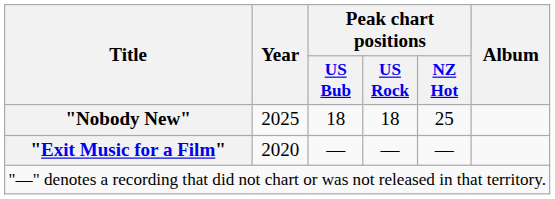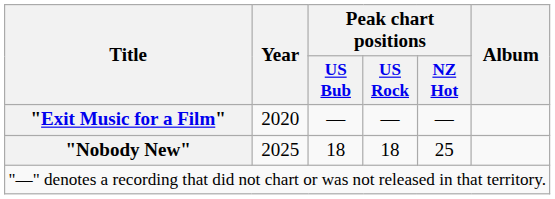rows swapped: (128, 149) <-> (128, 119)
